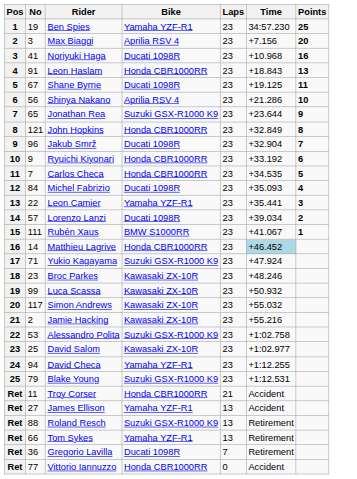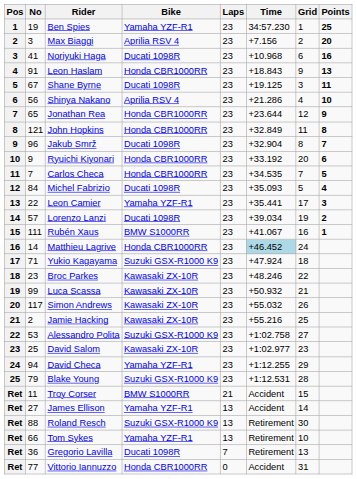+ column: (308, 12)
(171, 115) Suzuki GSX-R1000 K9 -> (166, 115) Honda CBR1000RR
(166, 393) Honda CBR1000RR -> (157, 393) BMW S1000RR
